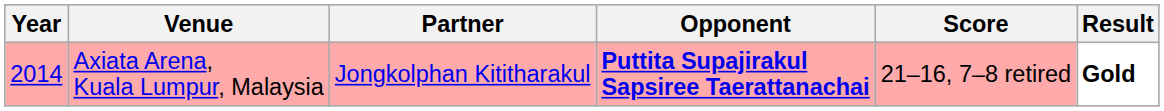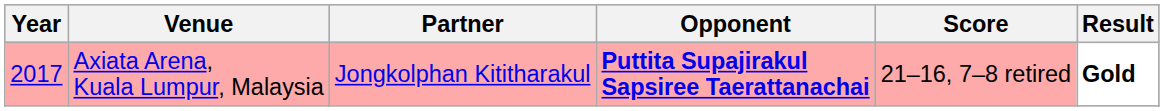(36, 74) 2014 -> (36, 74) 2017
